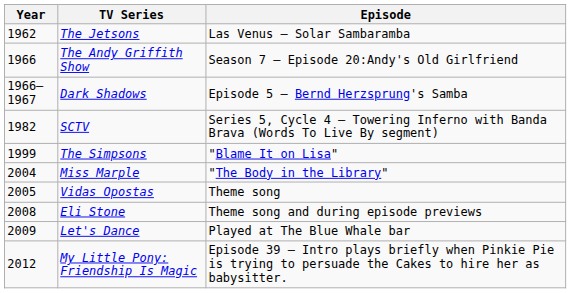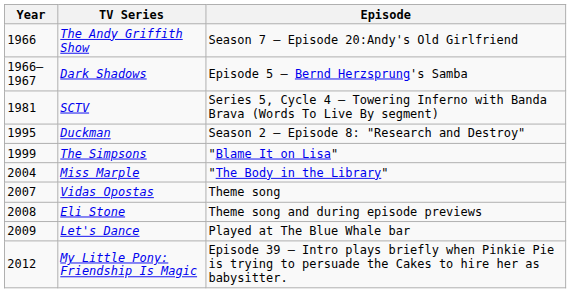- row: (100, 34)
(22, 127) 1982 -> (22, 107) 1981
+ row: (85, 134)
(22, 192) 2005 -> (22, 192) 2007
